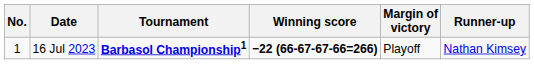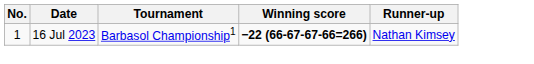- column: (411, 21)
(174, 48) bold -> (168, 35) normal
